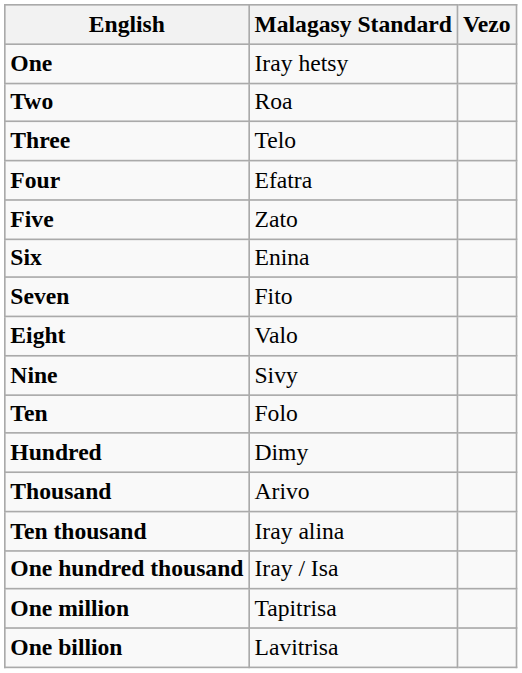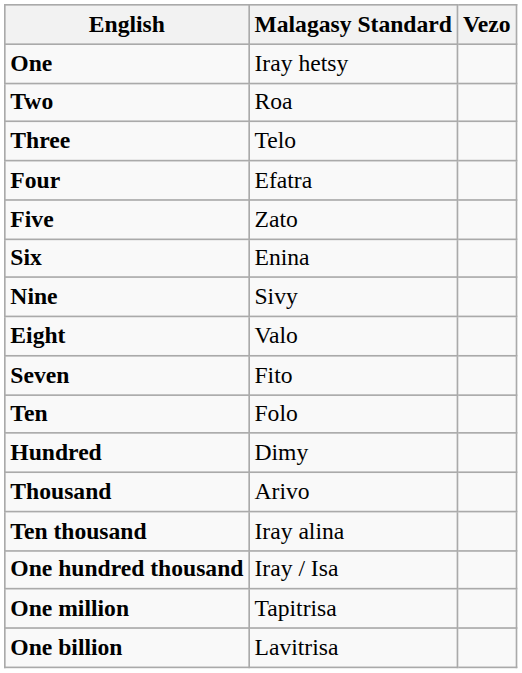rows swapped: (40, 297) <-> (34, 374)
